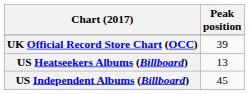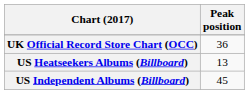(222, 44) 39 -> (222, 44) 36
